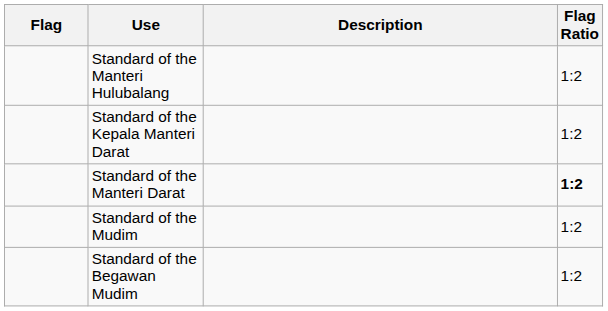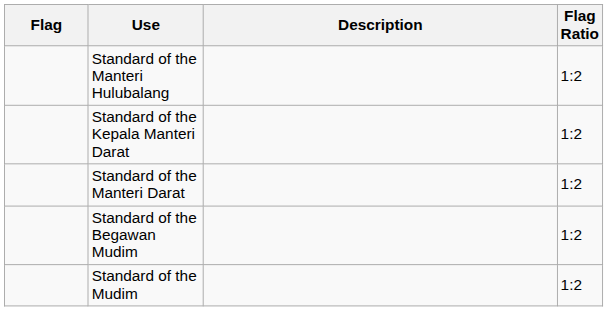(572, 184) bold -> (571, 184) normal
rows swapped: (144, 226) <-> (144, 276)
